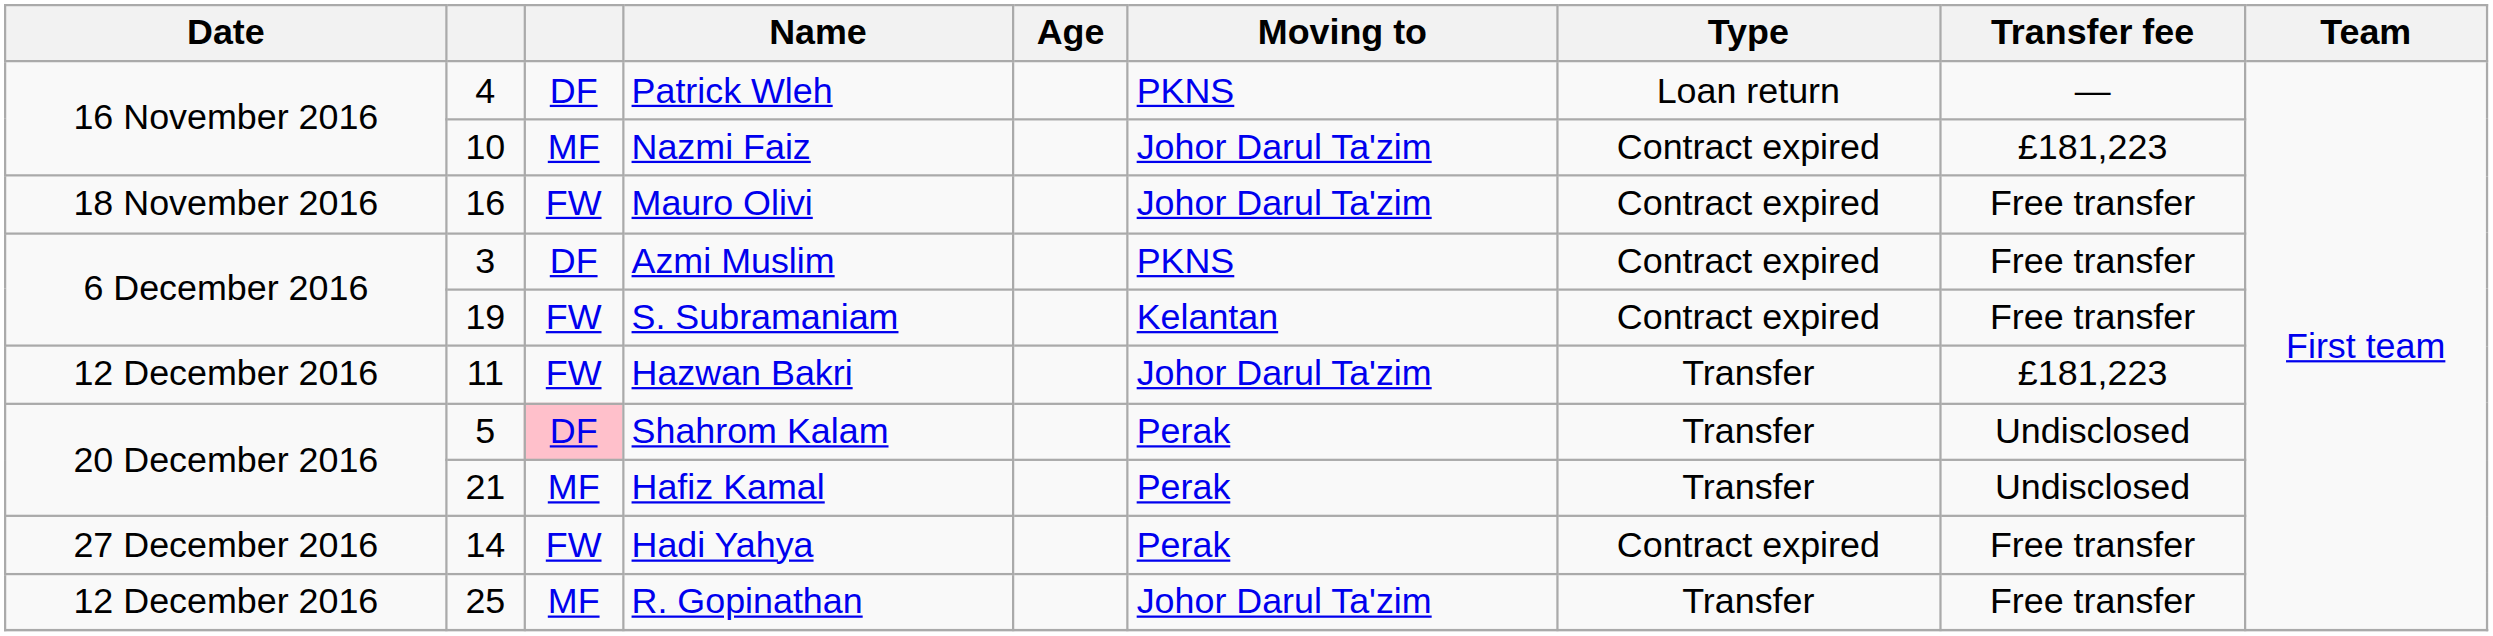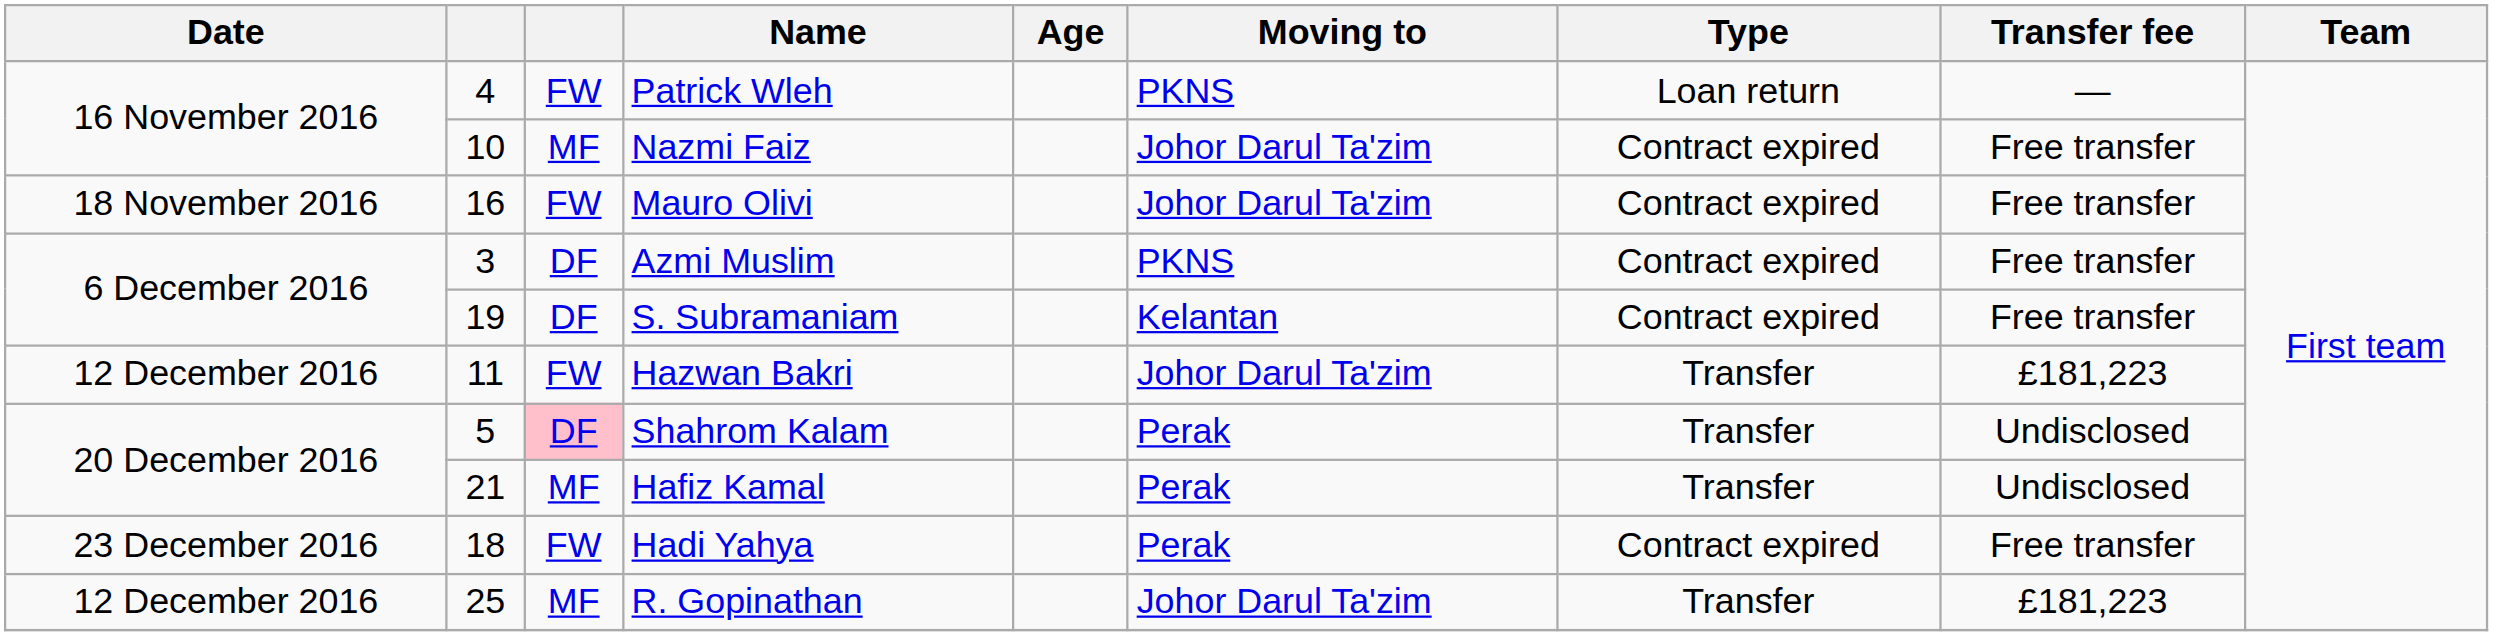(574, 89) DF -> (574, 89) FW
(2093, 146) £181,223 -> (2093, 146) Free transfer
(574, 317) FW -> (574, 317) DF
(226, 544) 27 December 2016 -> (226, 544) 23 December 2016
(485, 544) 14 -> (485, 544) 18
(2093, 601) Free transfer -> (2093, 601) £181,223
